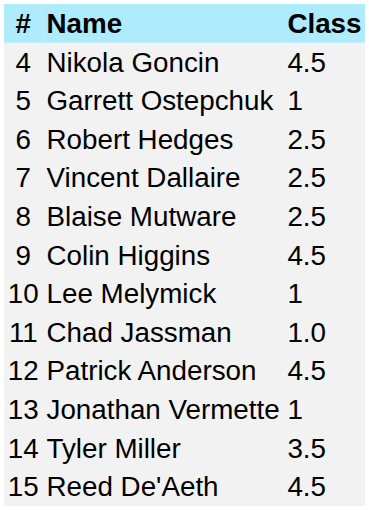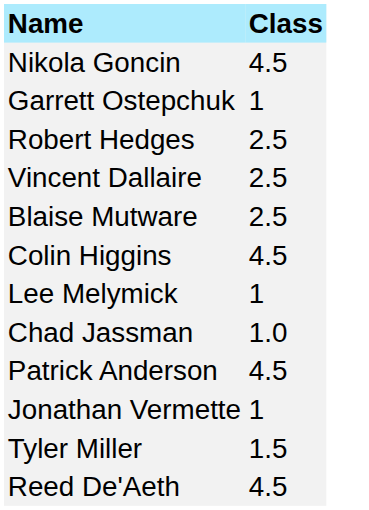- column: (23, 23)
(307, 448) 3.5 -> (268, 448) 1.5
